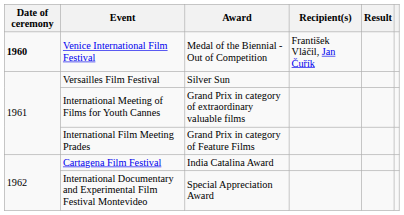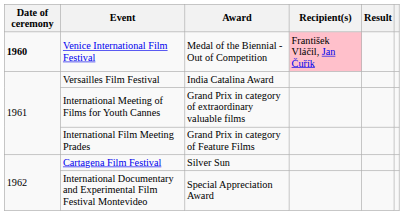(314, 51) no background -> (314, 51) pink background
(208, 79) Silver Sun -> (230, 79) India Catalina Award
(230, 162) India Catalina Award -> (208, 162) Silver Sun
